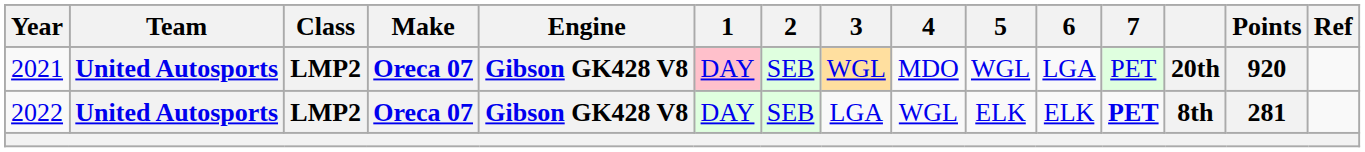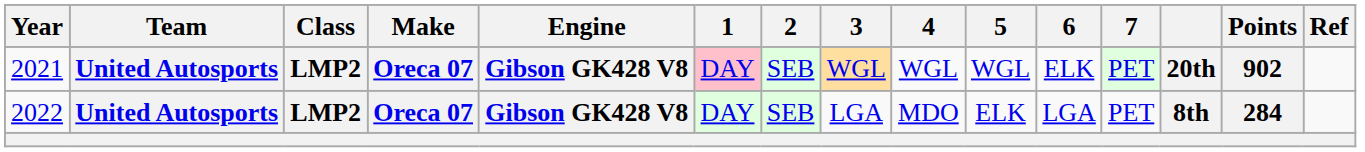(928, 68) MDO -> (928, 68) WGL
(1069, 68) LGA -> (1069, 68) ELK
(1267, 68) 920 -> (1263, 68) 902
(928, 111) WGL -> (928, 111) MDO
(1069, 111) ELK -> (1069, 111) LGA
(1133, 111) bold -> (1131, 111) normal
(1267, 111) 281 -> (1263, 111) 284
